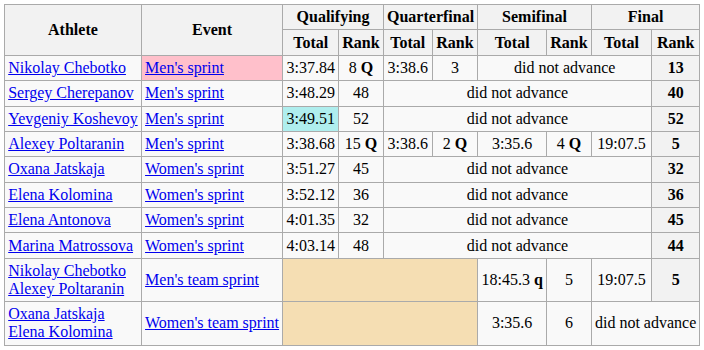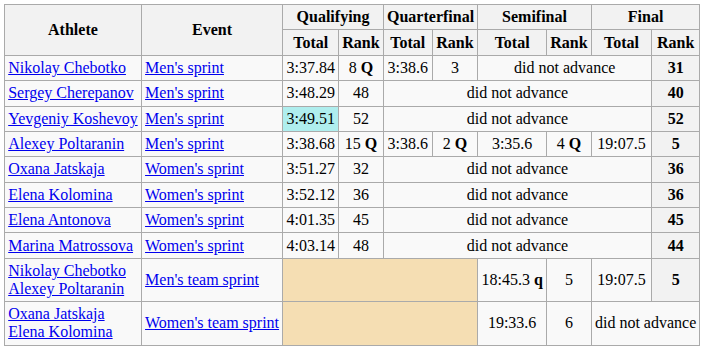(184, 67) pink background -> (184, 67) no background
(676, 67) 13 -> (676, 67) 31
(361, 169) 45 -> (361, 169) 32
(676, 169) 32 -> (676, 169) 36
(361, 220) 32 -> (361, 220) 45
(512, 323) 3:35.6 -> (512, 323) 19:33.6
